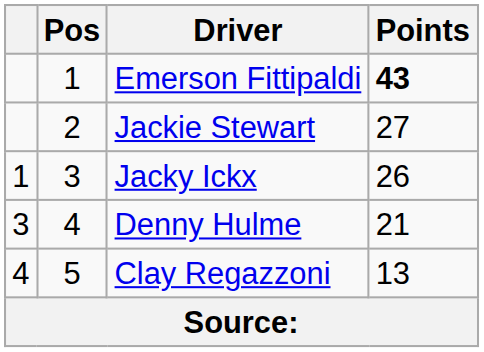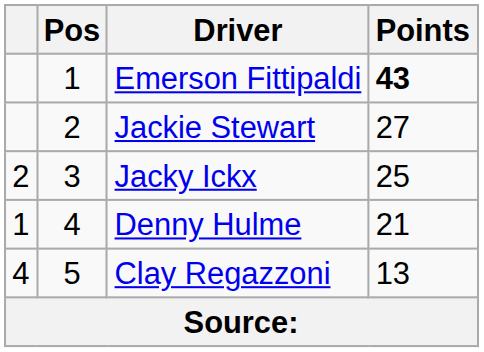(21, 176) 1 -> (21, 176) 2
(393, 176) 26 -> (393, 176) 25
(21, 225) 3 -> (21, 225) 1
